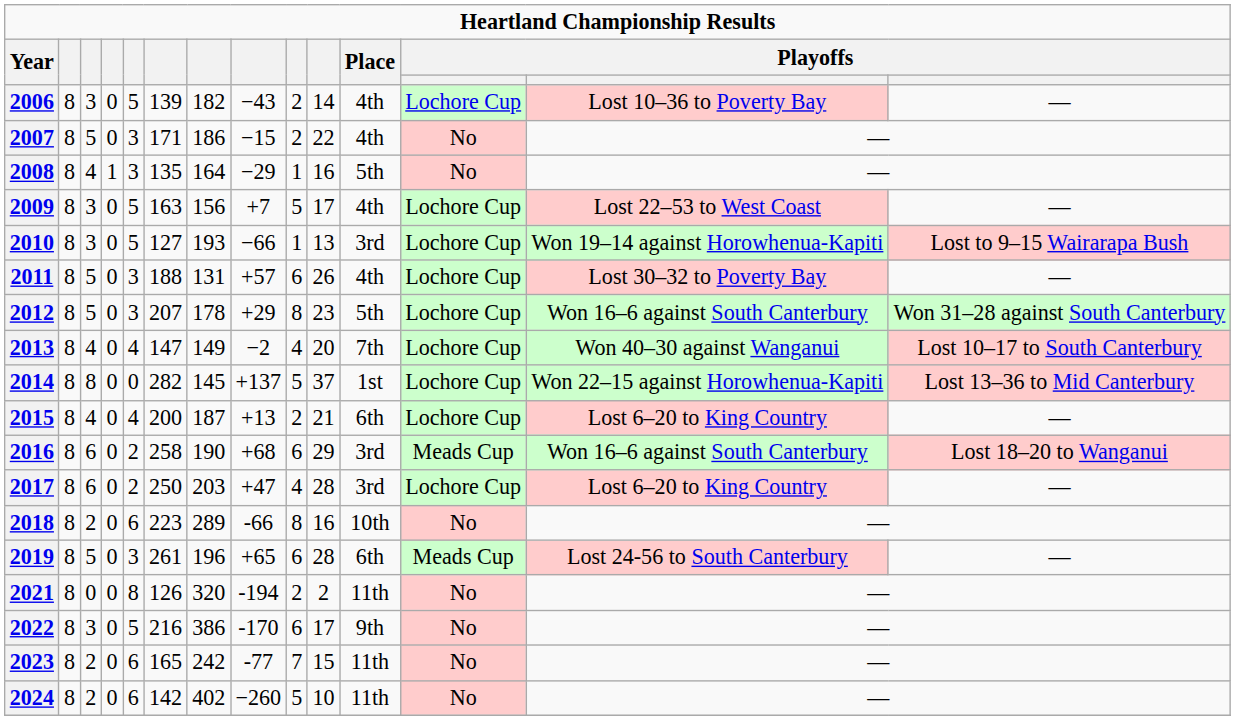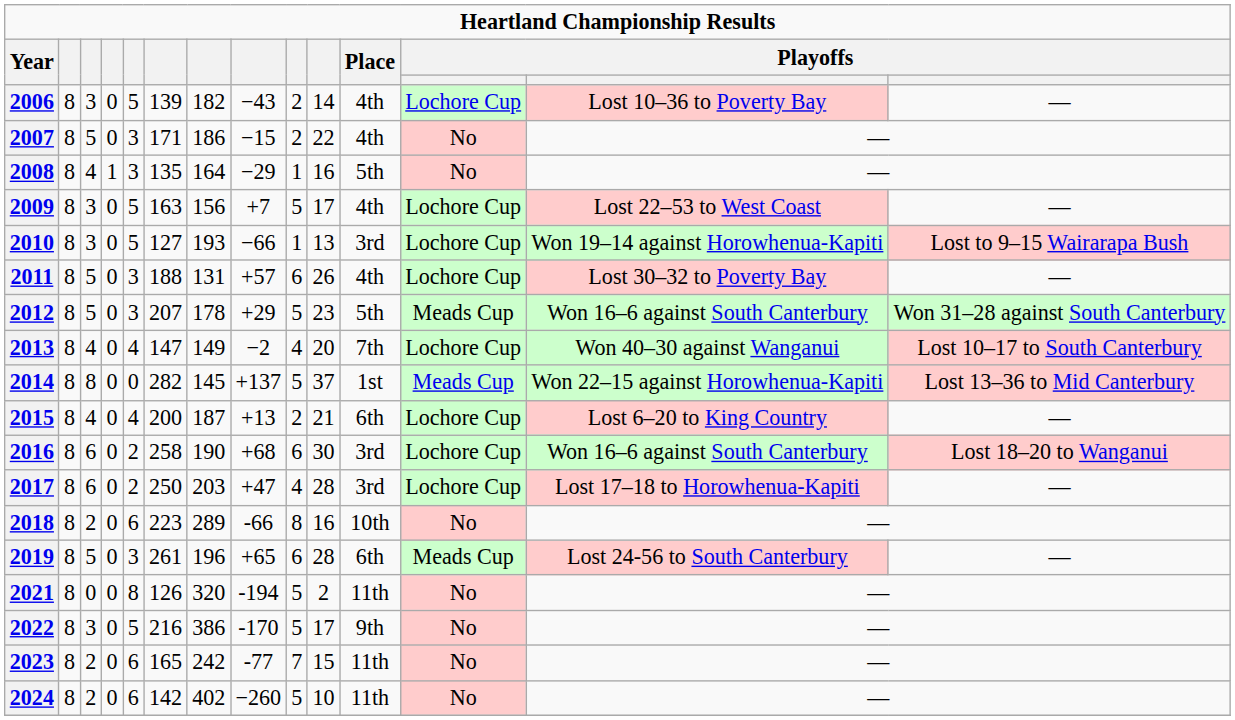(297, 312) 8 -> (297, 312) 5
(463, 312) Lochore Cup -> (463, 312) Meads Cup
(463, 382) Lochore Cup -> (463, 382) Meads Cup
(324, 452) 29 -> (324, 452) 30
(463, 452) Meads Cup -> (463, 452) Lochore Cup
(707, 487) Lost 6–20 to King Country -> (707, 487) Lost 17–18 to Horowhenua-Kapiti
(297, 592) 2 -> (297, 592) 5
(297, 627) 6 -> (297, 627) 5
